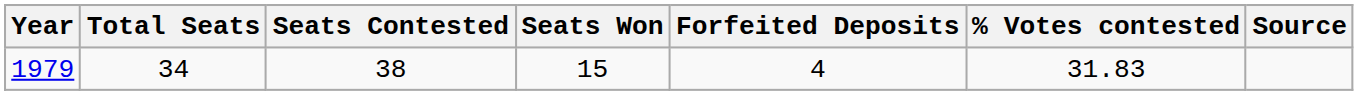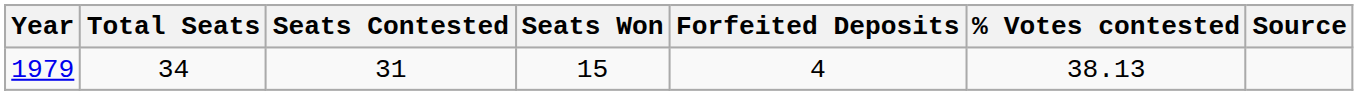(391, 69) 38 -> (391, 69) 31
(1106, 69) 31.83 -> (1106, 69) 38.13
